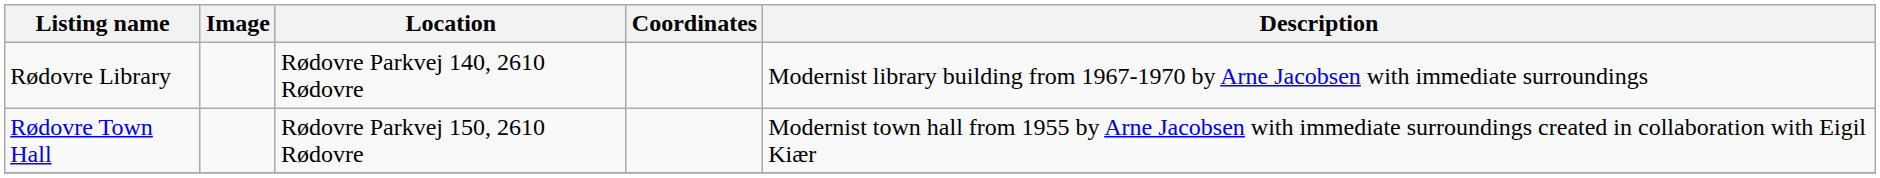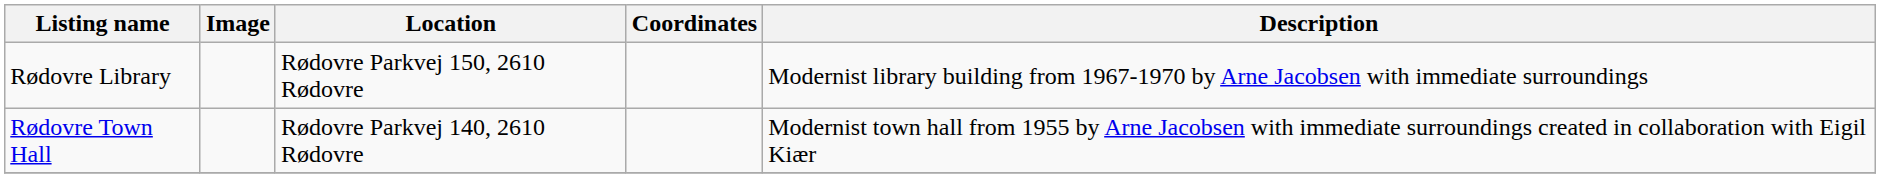(413, 75) Rødovre Parkvej 140, 2610 Rødovre -> (413, 75) Rødovre Parkvej 150, 2610 Rødovre
(413, 140) Rødovre Parkvej 150, 2610 Rødovre -> (413, 140) Rødovre Parkvej 140, 2610 Rødovre
